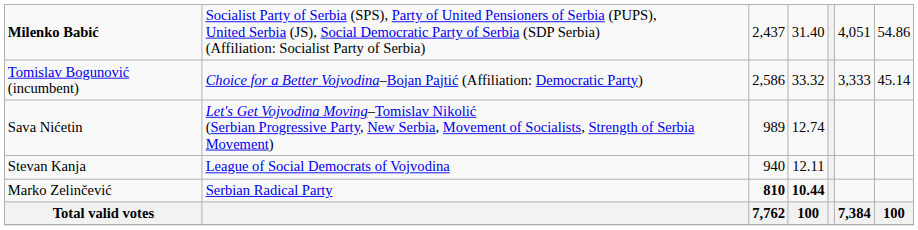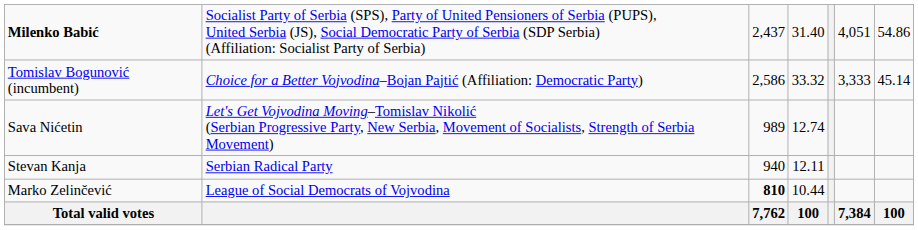(328, 167) League of Social Democrats of Vojvodina -> (269, 167) Serbian Radical Party
(269, 190) Serbian Radical Party -> (328, 190) League of Social Democrats of Vojvodina
(808, 190) bold -> (808, 190) normal
